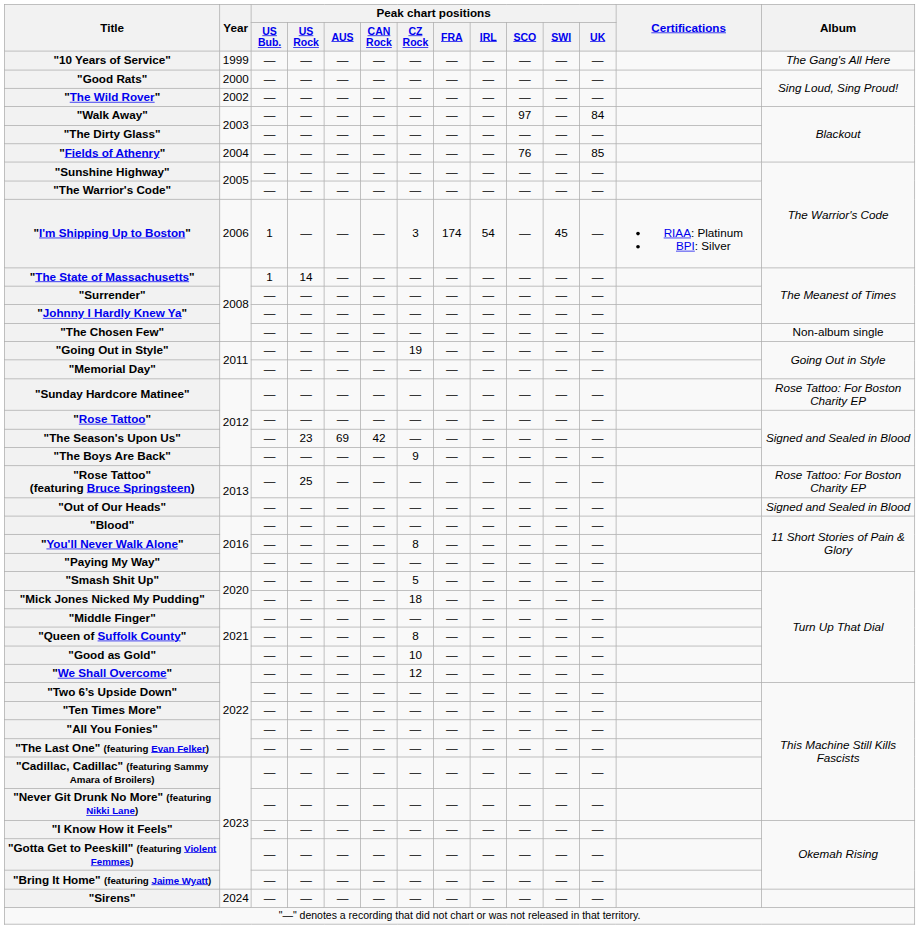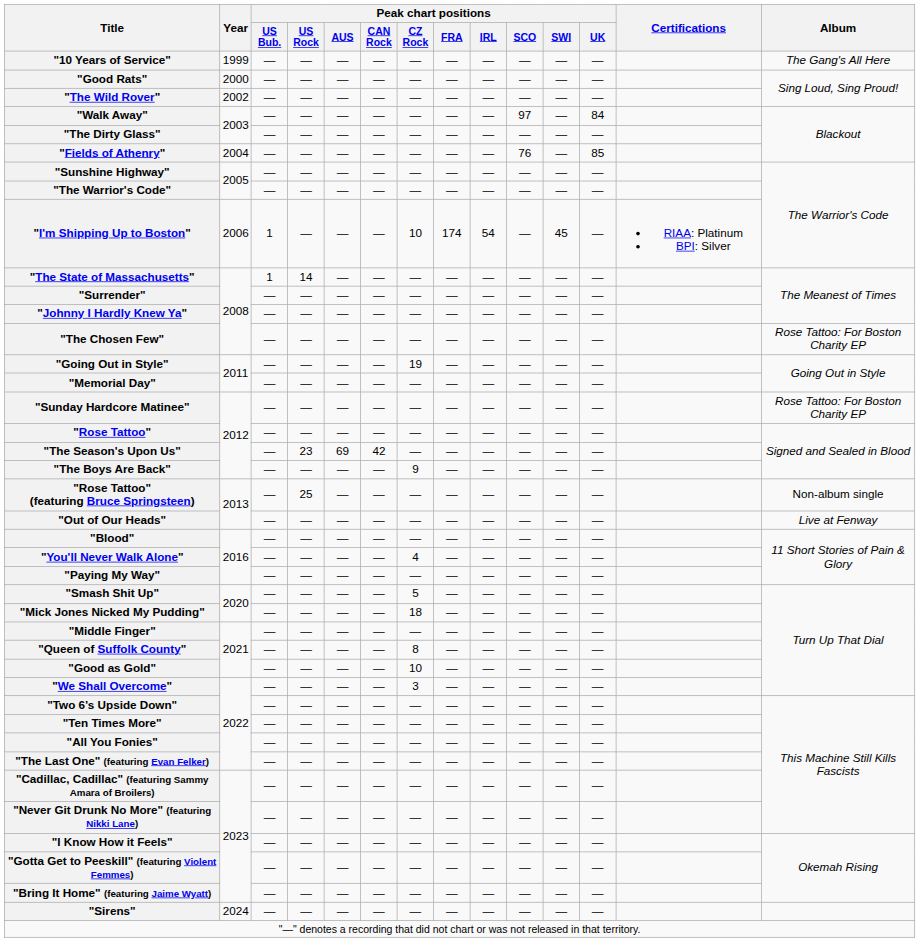(415, 233) 3 -> (415, 233) 10
(838, 332) Non-album single -> (838, 339) Rose Tattoo: For Boston Charity EP
(838, 481) Rose Tattoo: For Boston Charity EP -> (838, 495) Non-album single
(838, 506) Signed and Sealed in Blood -> (838, 520) Live at Fenway
(415, 544) 8 -> (415, 557) 4
(415, 673) 12 -> (415, 686) 3
